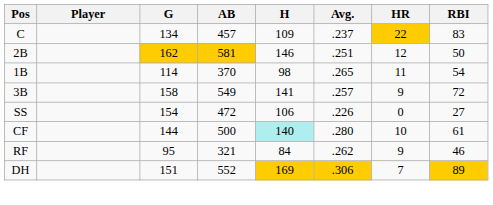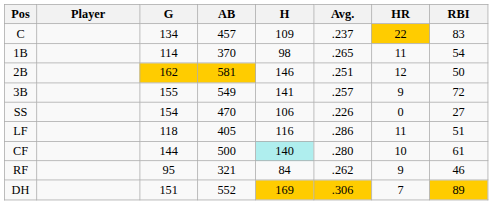rows swapped: (20, 72) <-> (20, 53)
(169, 92) 158 -> (169, 92) 155
(227, 111) 472 -> (227, 111) 470
+ row: (20, 131)
